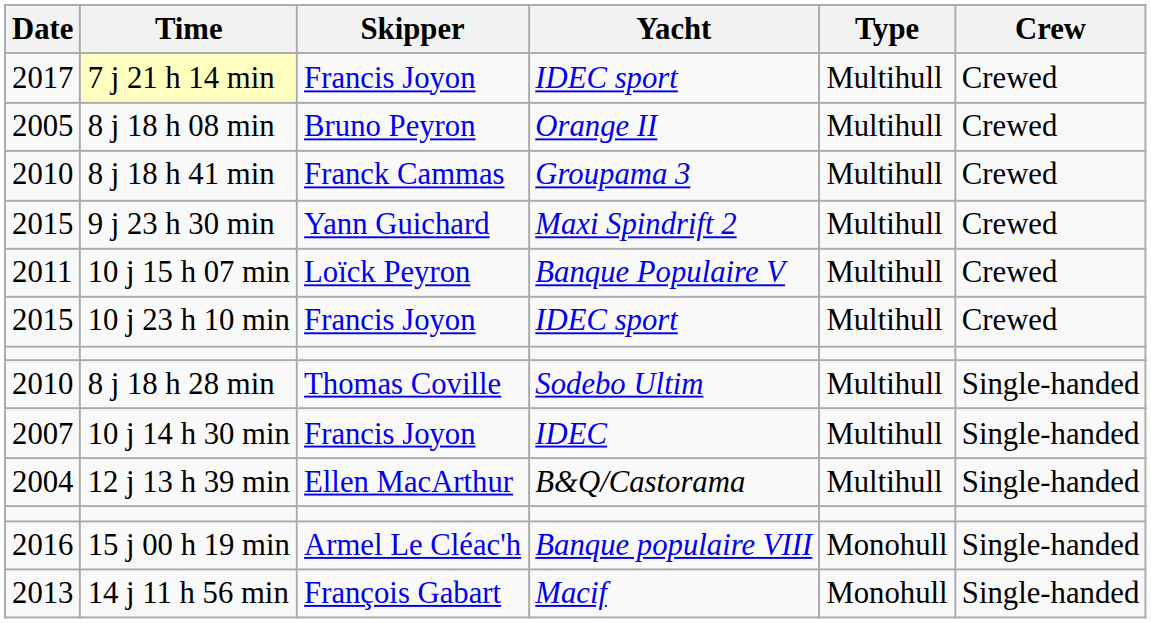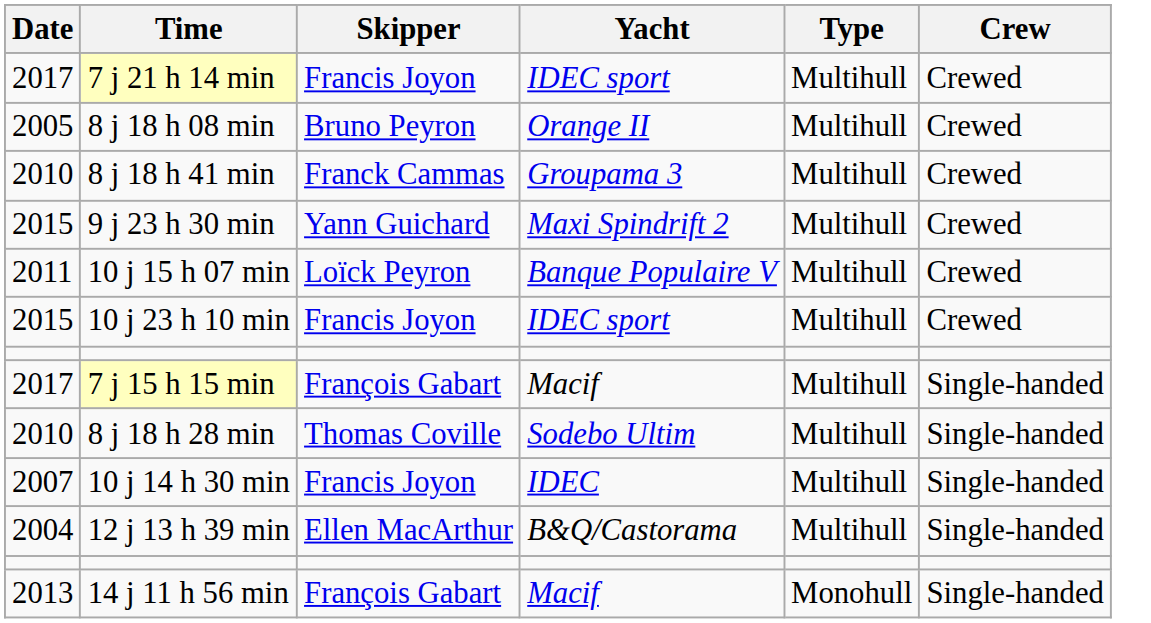+ row: (181, 384)
- row: (189, 544)
